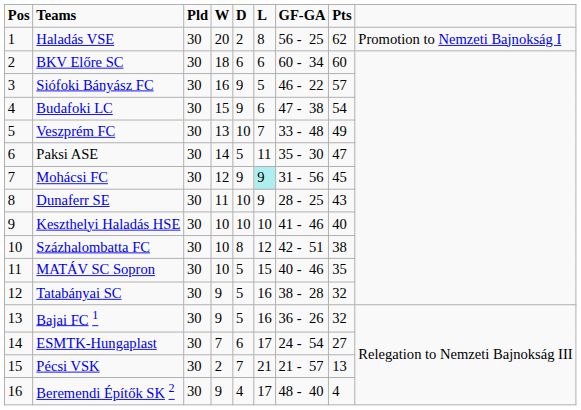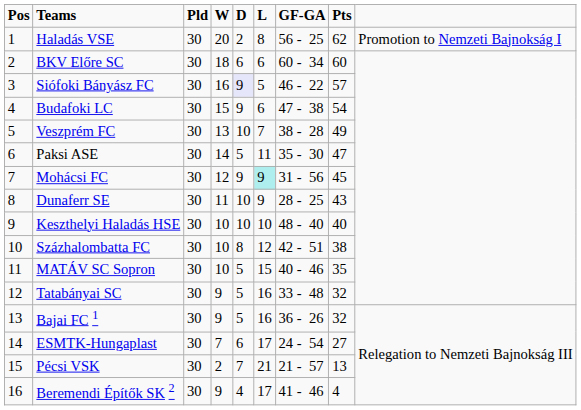(240, 85) no background -> (240, 85) lavender background
(301, 131) 33 - 48 -> (301, 131) 38 - 28
(301, 223) 41 - 46 -> (301, 223) 48 - 40
(301, 293) 38 - 28 -> (301, 293) 33 - 48
(301, 391) 48 - 40 -> (301, 391) 41 - 46
